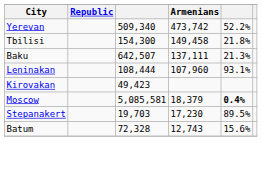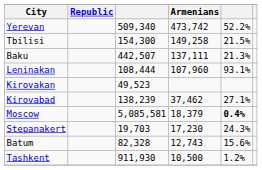(189, 41) 149,458 -> (189, 41) 149,258
(237, 41) 21.8% -> (237, 41) 21.5%
(137, 56) 642,507 -> (137, 56) 442,507
(134, 85) 49,423 -> (134, 85) 49,523
+ row: (31, 99)
(237, 114) 89.5% -> (237, 129) 24.3%
(134, 129) 72,328 -> (134, 143) 82,328
+ row: (28, 158)
